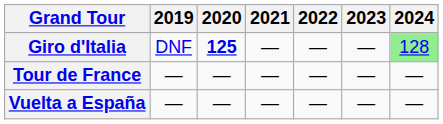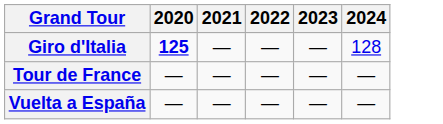- column: (174, 18)
(414, 47) lightgreen background -> (366, 47) no background
